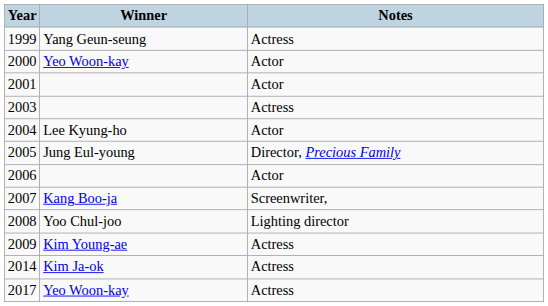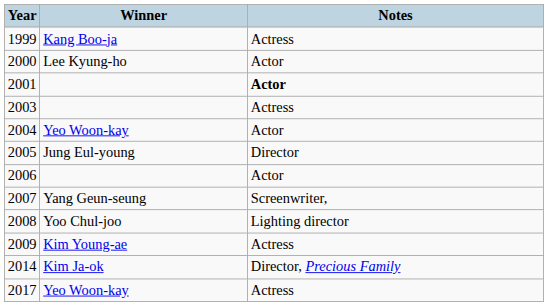(95, 38) Yang Geun-seung -> (80, 38) Kang Boo-ja
(86, 61) Yeo Woon-kay -> (85, 61) Lee Kyung-ho
(267, 84) normal -> (268, 84) bold
(85, 130) Lee Kyung-ho -> (86, 130) Yeo Woon-kay
(326, 152) Director, Precious Family -> (275, 152) Director
(80, 198) Kang Boo-ja -> (95, 198) Yang Geun-seung
(272, 267) Actress -> (326, 267) Director, Precious Family
